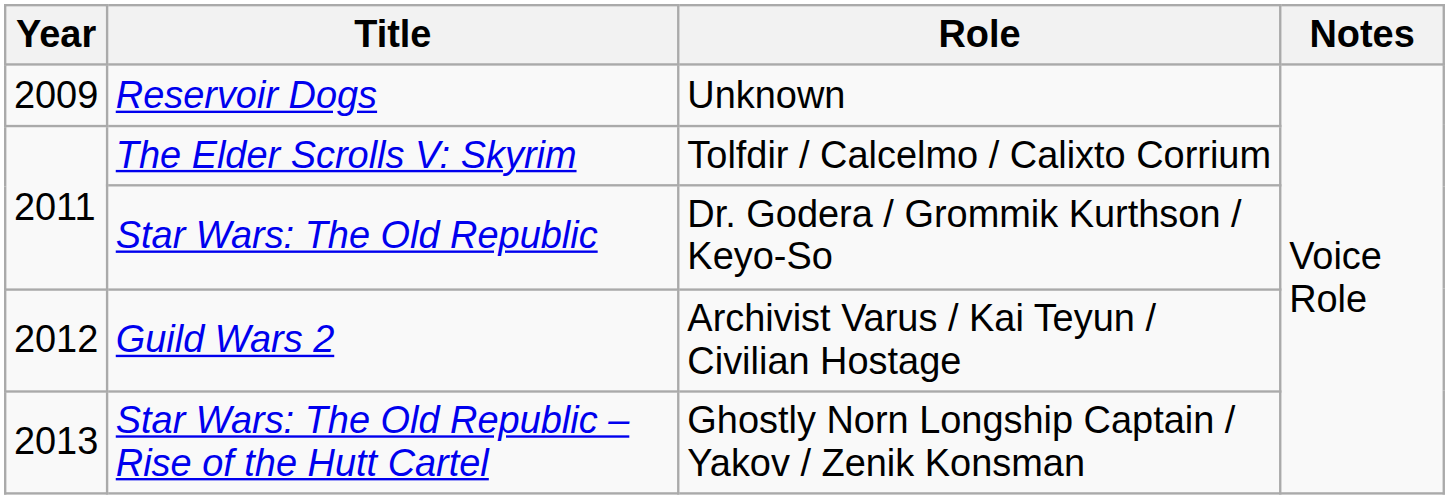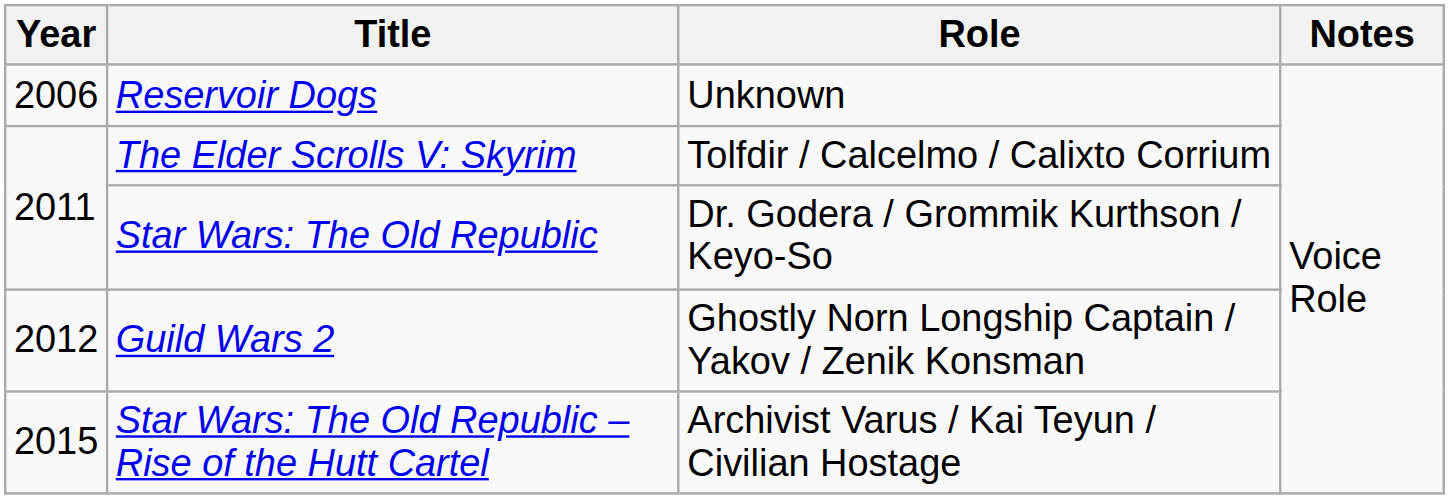(56, 94) 2009 -> (56, 94) 2006
(922, 339) Archivist Varus / Kai Teyun / Civilian Hostage -> (961, 339) Ghostly Norn Longship Captain / Yakov / Zenik Konsman
(56, 441) 2013 -> (56, 441) 2015
(961, 441) Ghostly Norn Longship Captain / Yakov / Zenik Konsman -> (922, 441) Archivist Varus / Kai Teyun / Civilian Hostage
